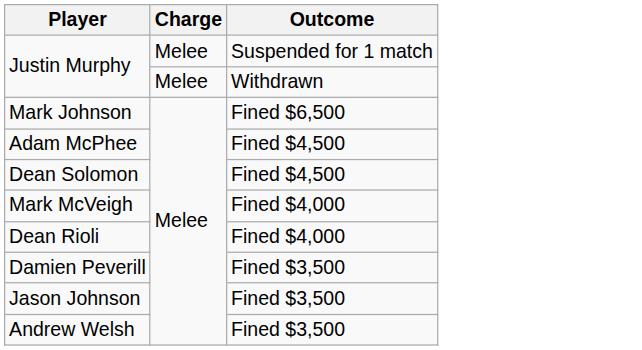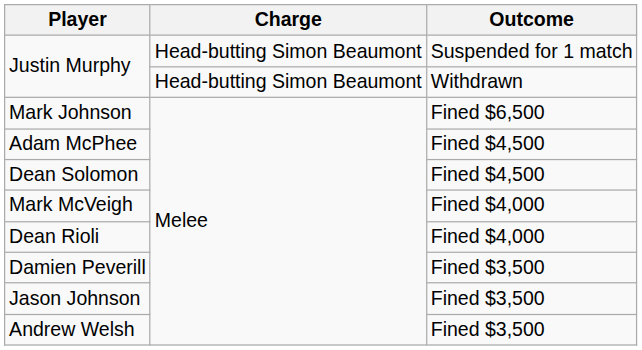(181, 50) Melee -> (288, 50) Head-butting Simon Beaumont
(181, 81) Melee -> (288, 81) Head-butting Simon Beaumont
